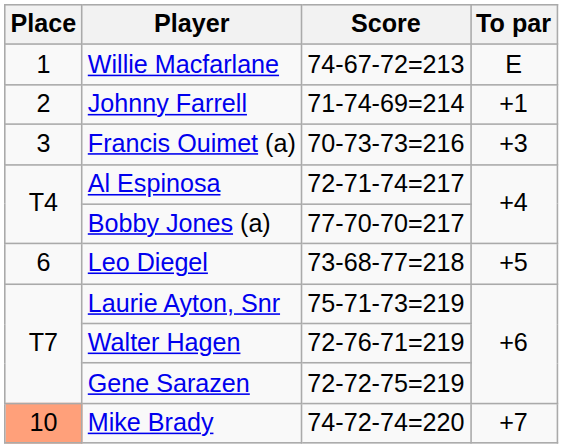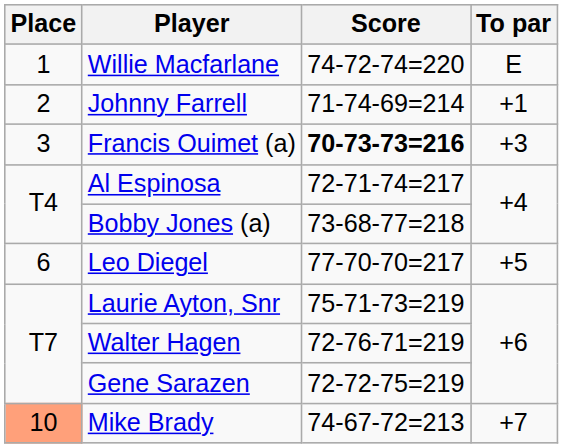(386, 64) 74-67-72=213 -> (386, 64) 74-72-74=220
(386, 143) normal -> (386, 143) bold
(386, 223) 77-70-70=217 -> (386, 223) 73-68-77=218
(386, 263) 73-68-77=218 -> (386, 263) 77-70-70=217
(386, 422) 74-72-74=220 -> (386, 422) 74-67-72=213
